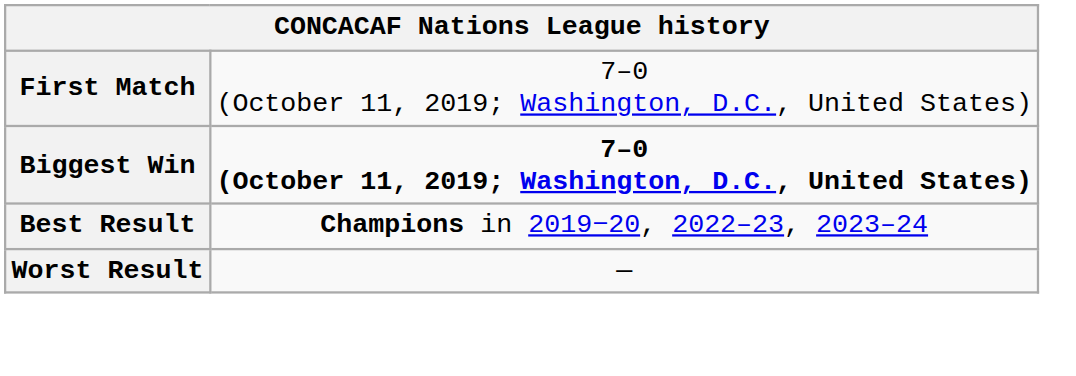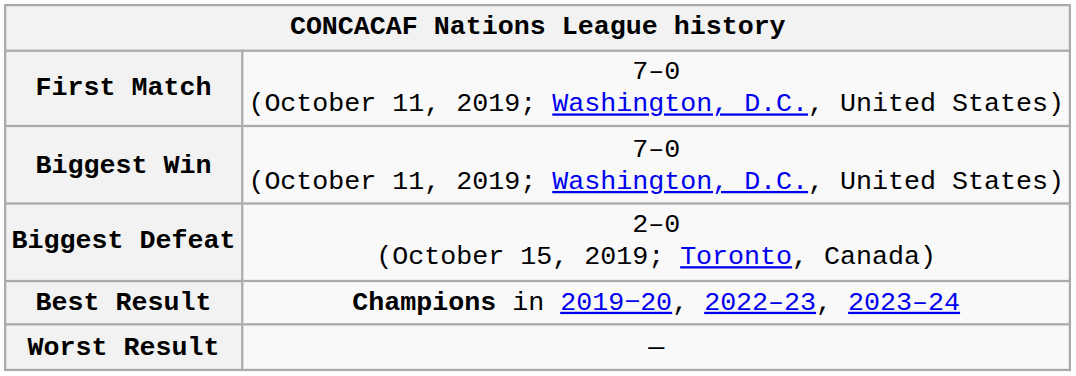(624, 165) bold -> (656, 165) normal
+ row: (124, 241)
